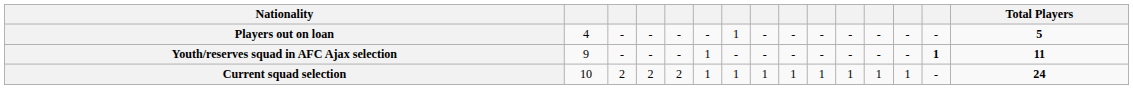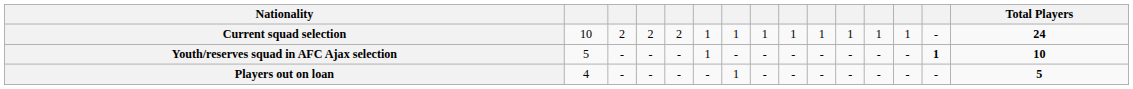rows swapped: (284, 73) <-> (284, 34)
(586, 54) 9 -> (586, 54) 5
(1039, 54) 11 -> (1039, 54) 10
